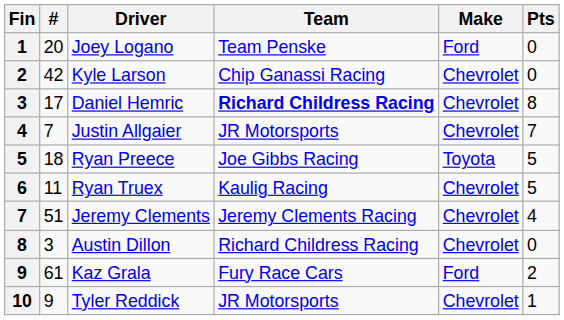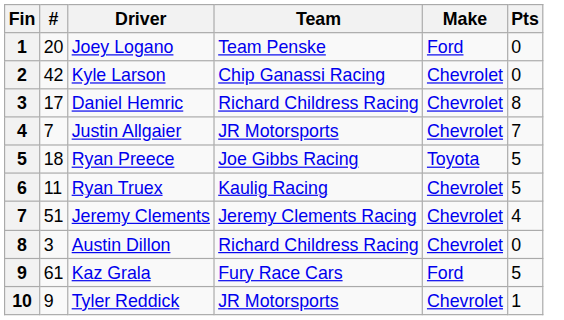(326, 103) bold -> (318, 103) normal
(532, 272) 2 -> (516, 272) 5
